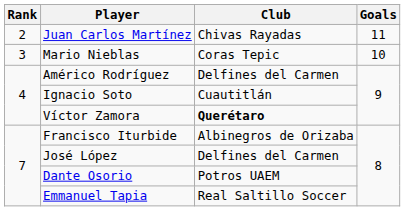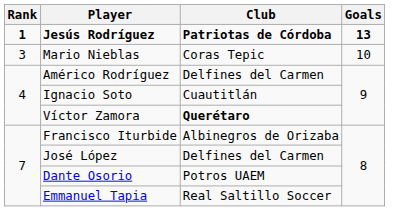+ row: (99, 35)
- row: (117, 35)
